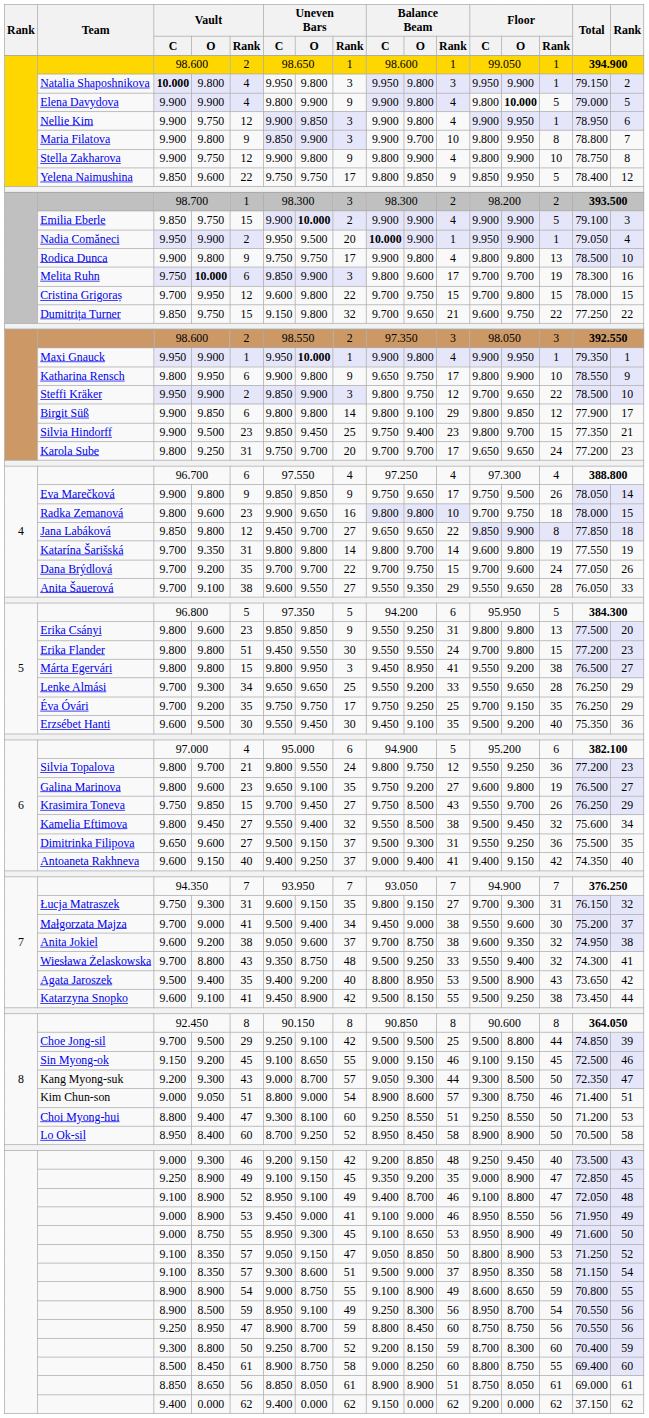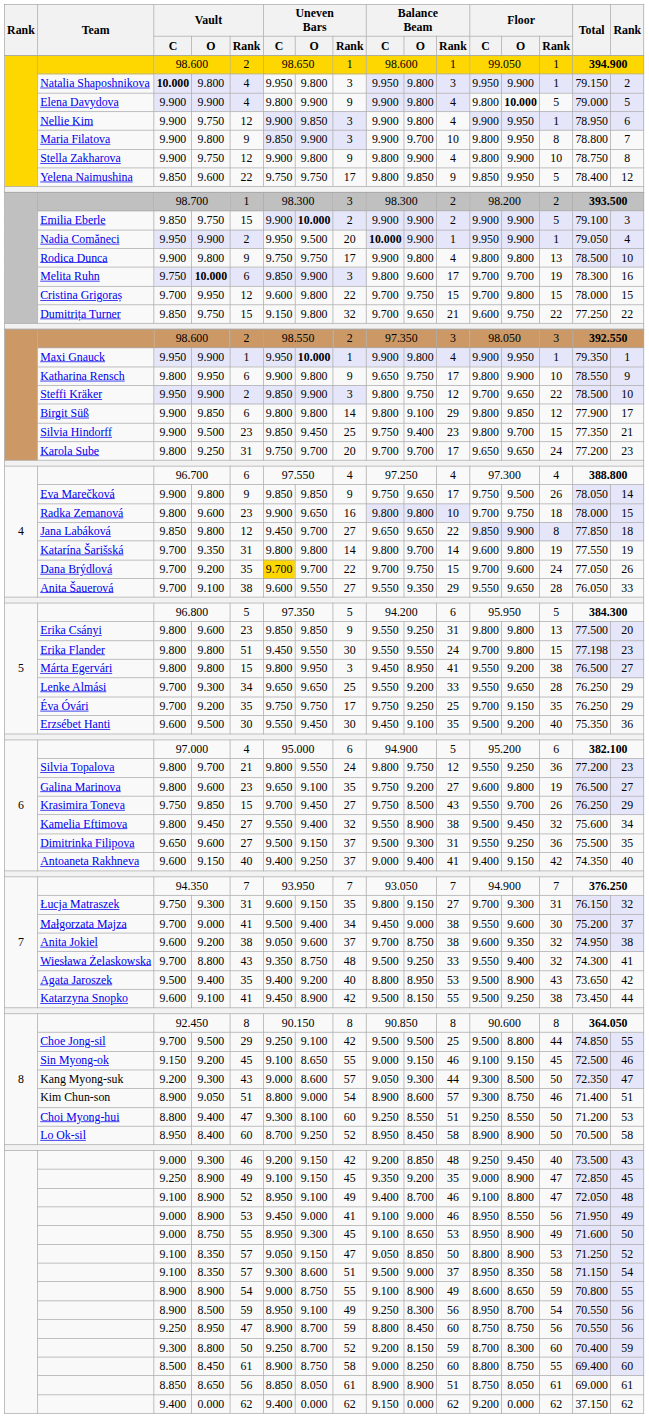(453, 220) 4 -> (453, 220) 2
(279, 569) no background -> (279, 569) gold background
(592, 649) 77.200 -> (592, 649) 77.198
(420, 824) 8.500 -> (420, 824) 8.900
(627, 1041) 39 -> (627, 1041) 55
(314, 1079) 8.700 -> (314, 1079) 8.600
(173, 1098) 9.000 -> (173, 1098) 8.900
